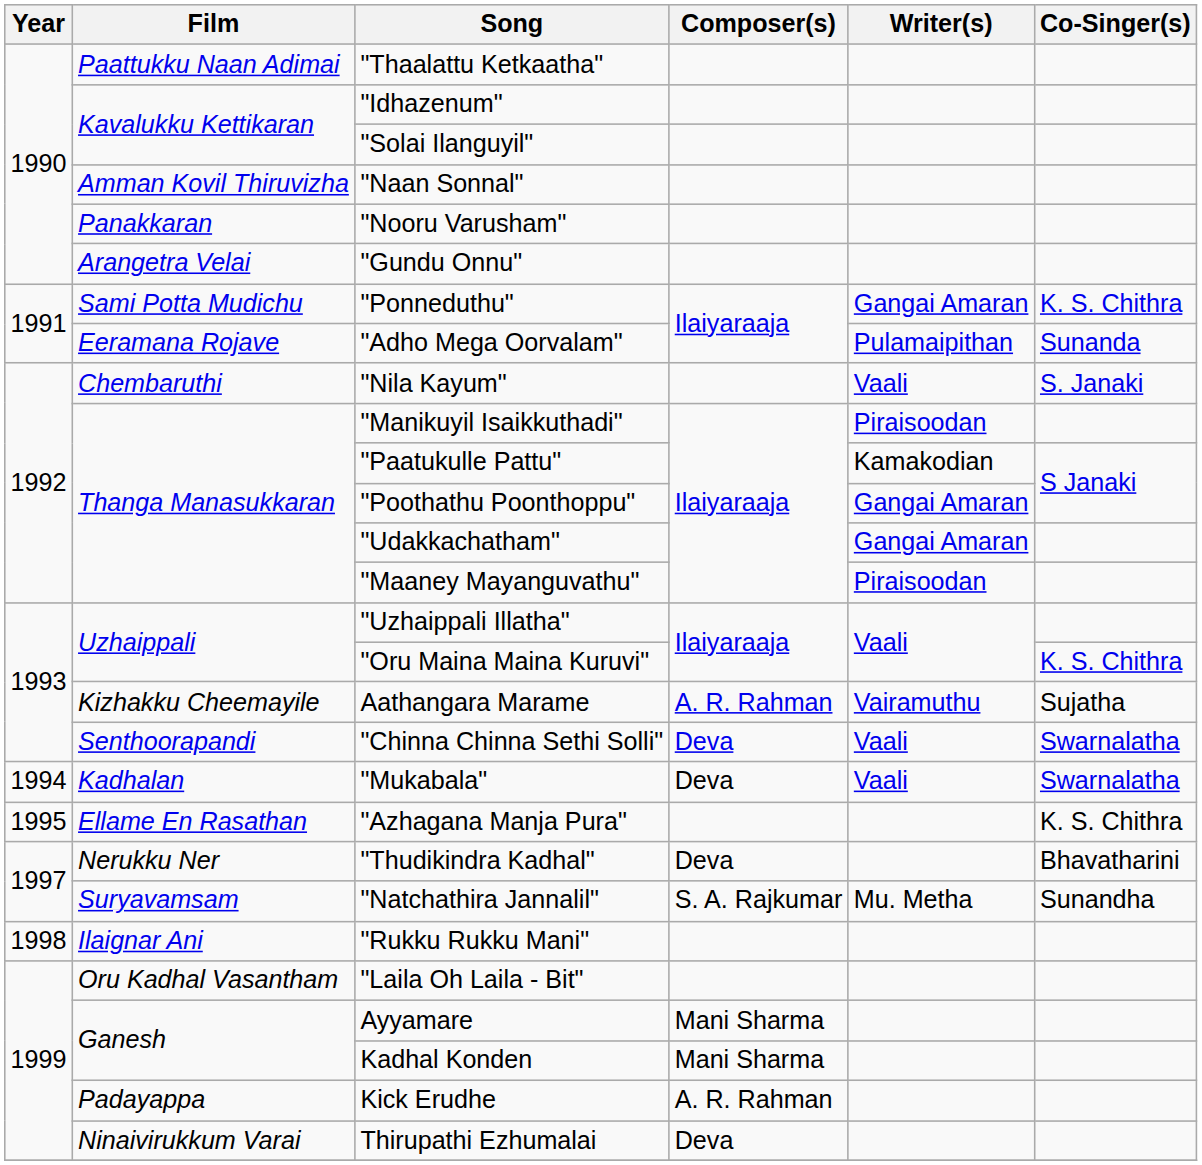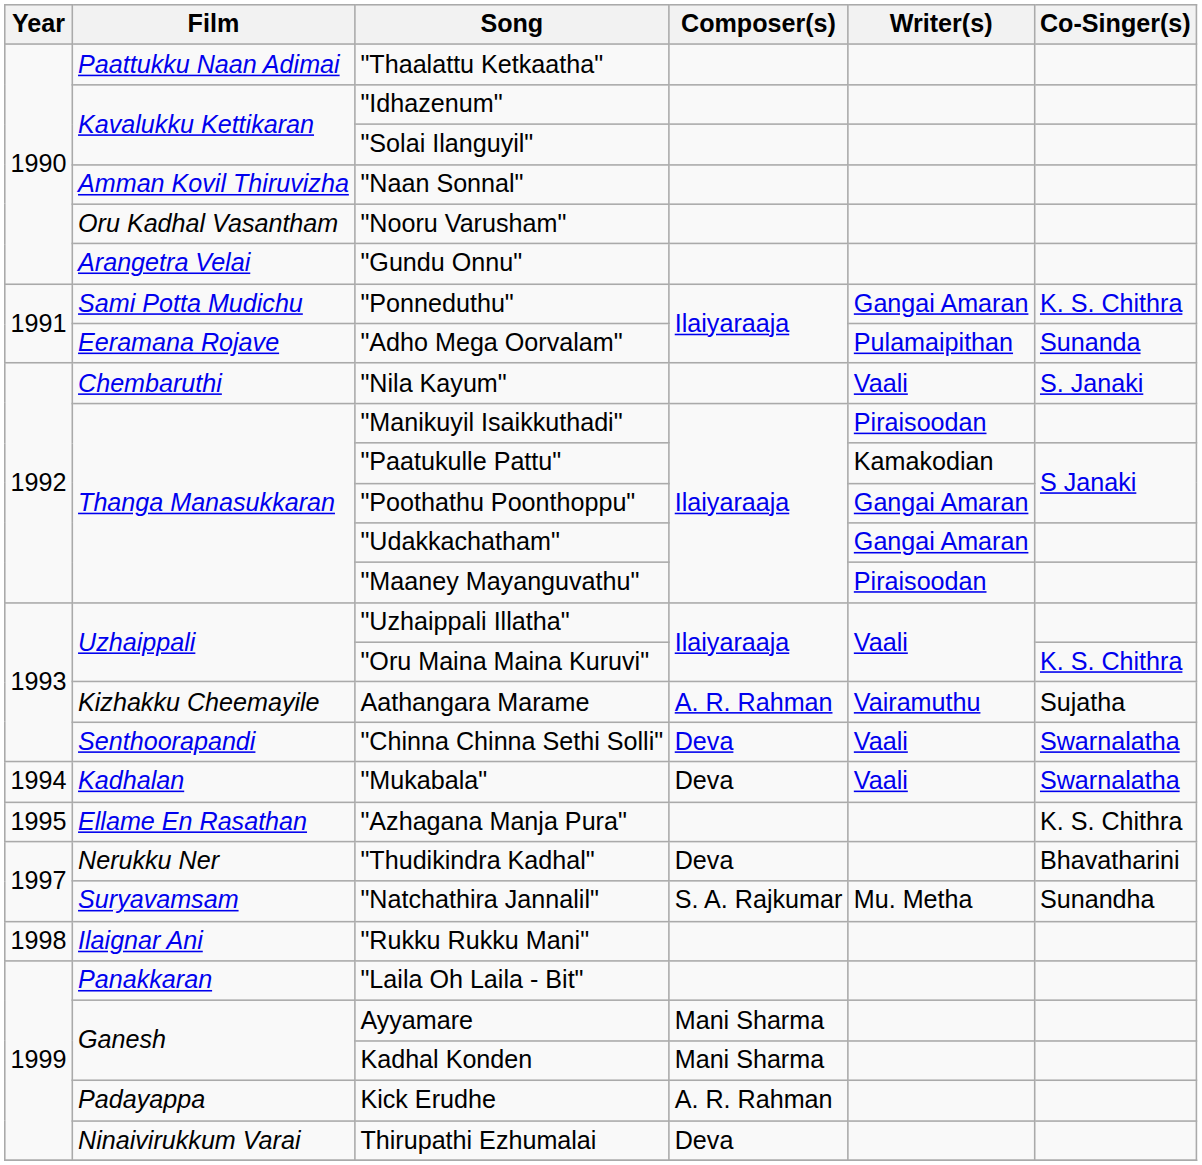(145, 223) Panakkaran -> (208, 223) Oru Kadhal Vasantham
(208, 980) Oru Kadhal Vasantham -> (145, 980) Panakkaran
